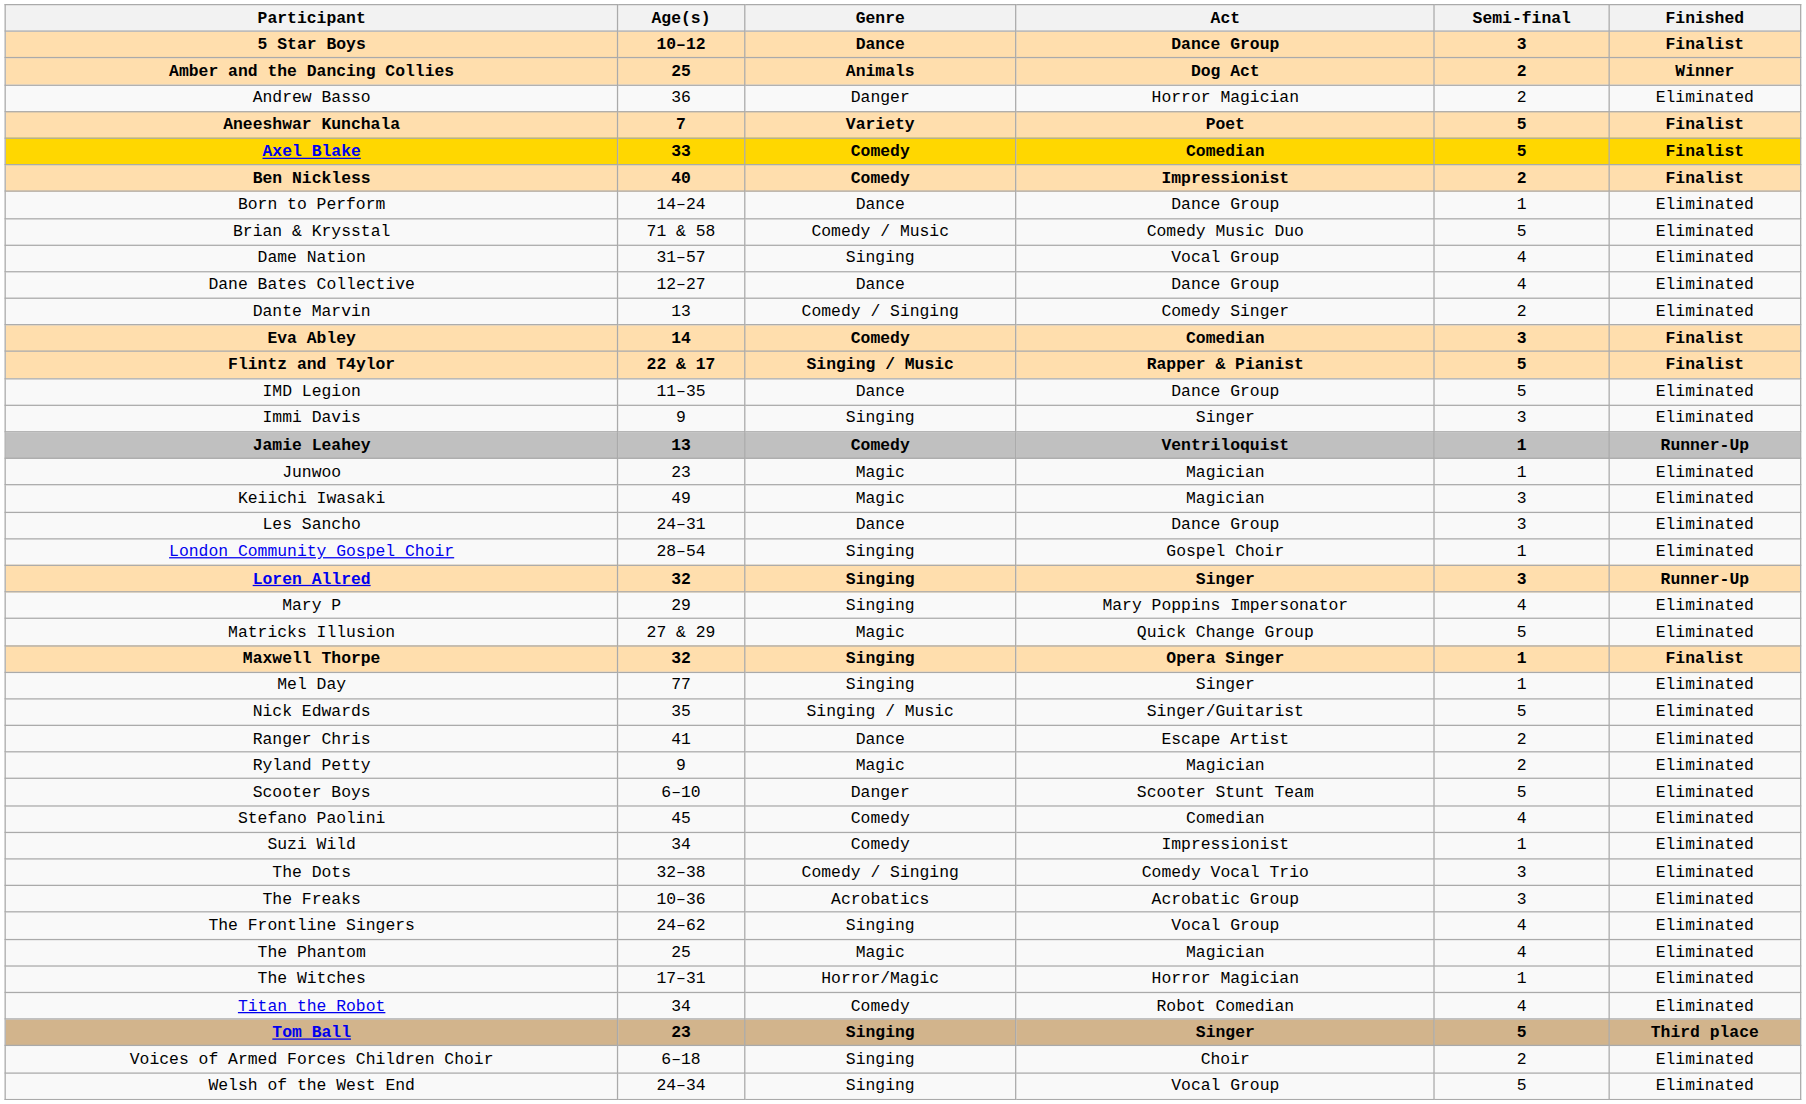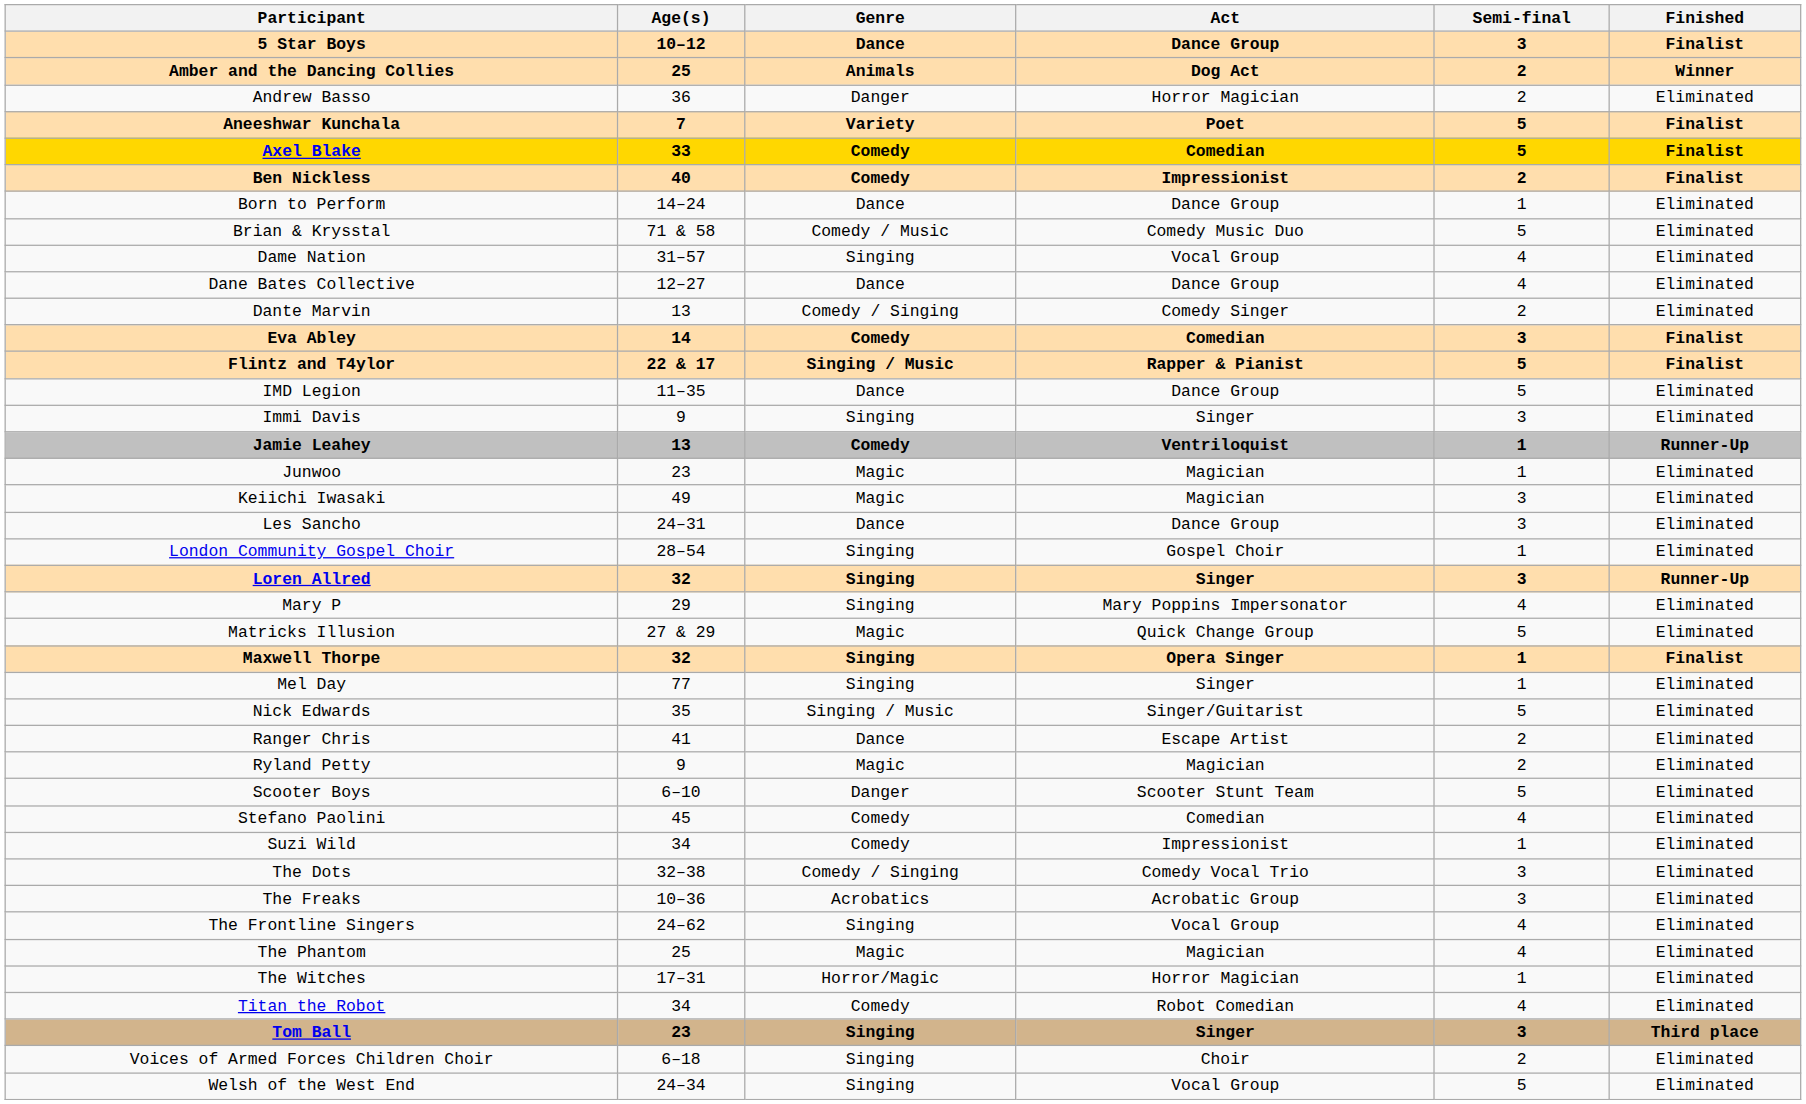(1522, 1032) 5 -> (1522, 1032) 3
